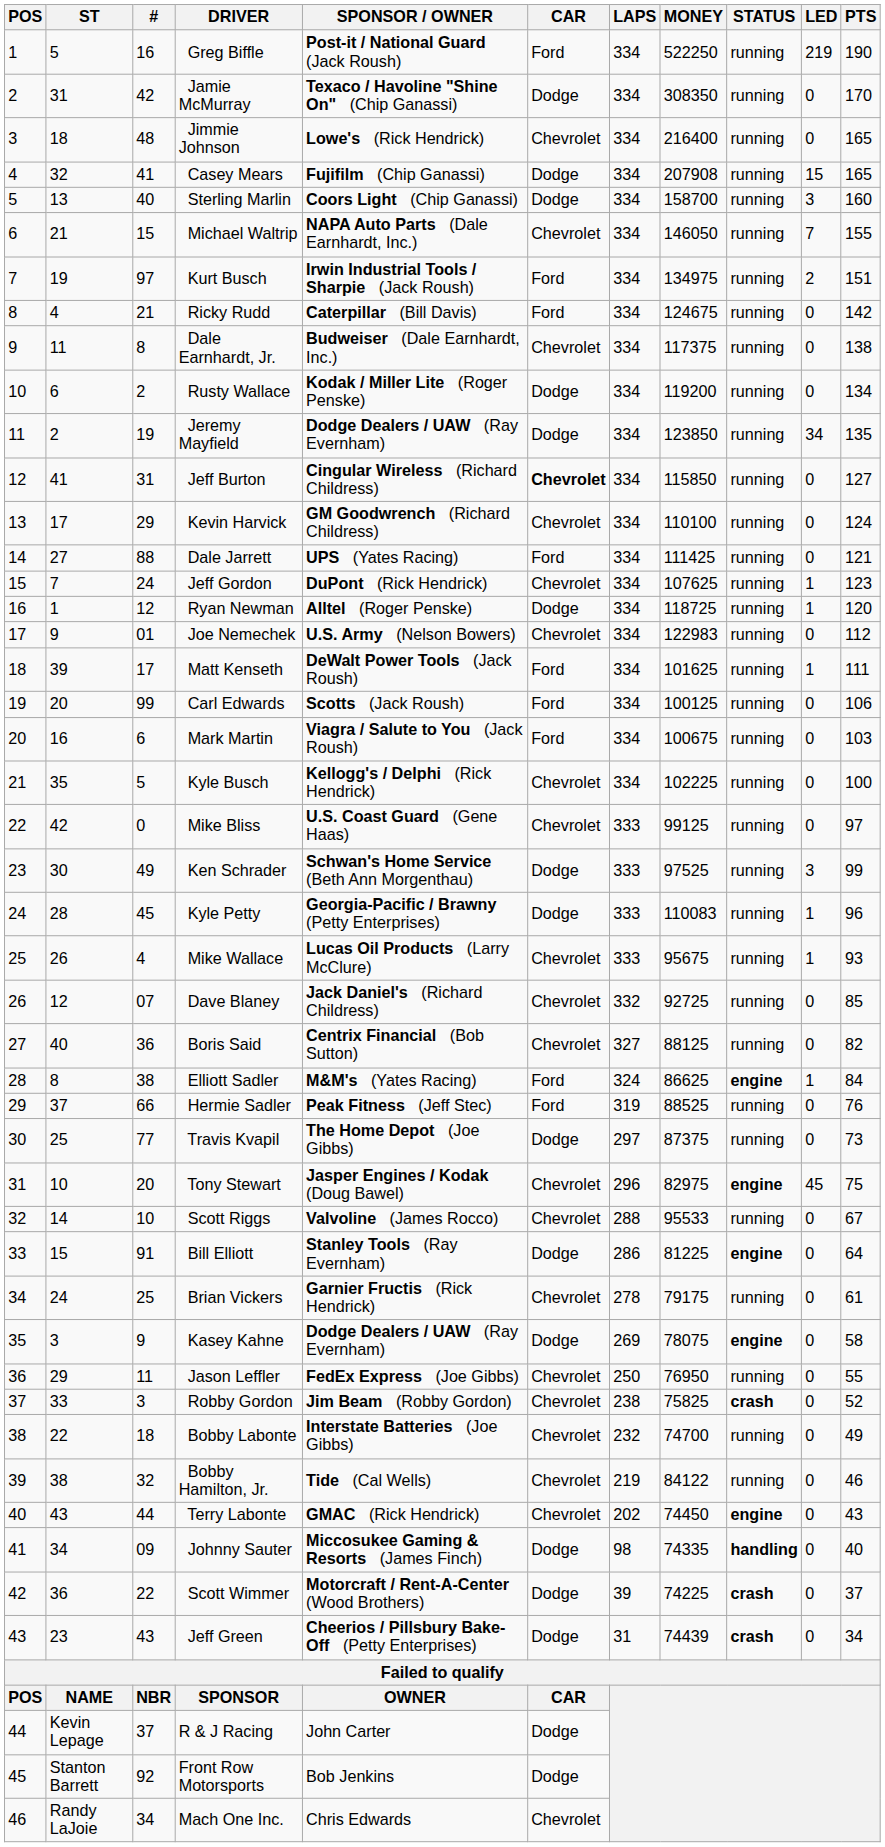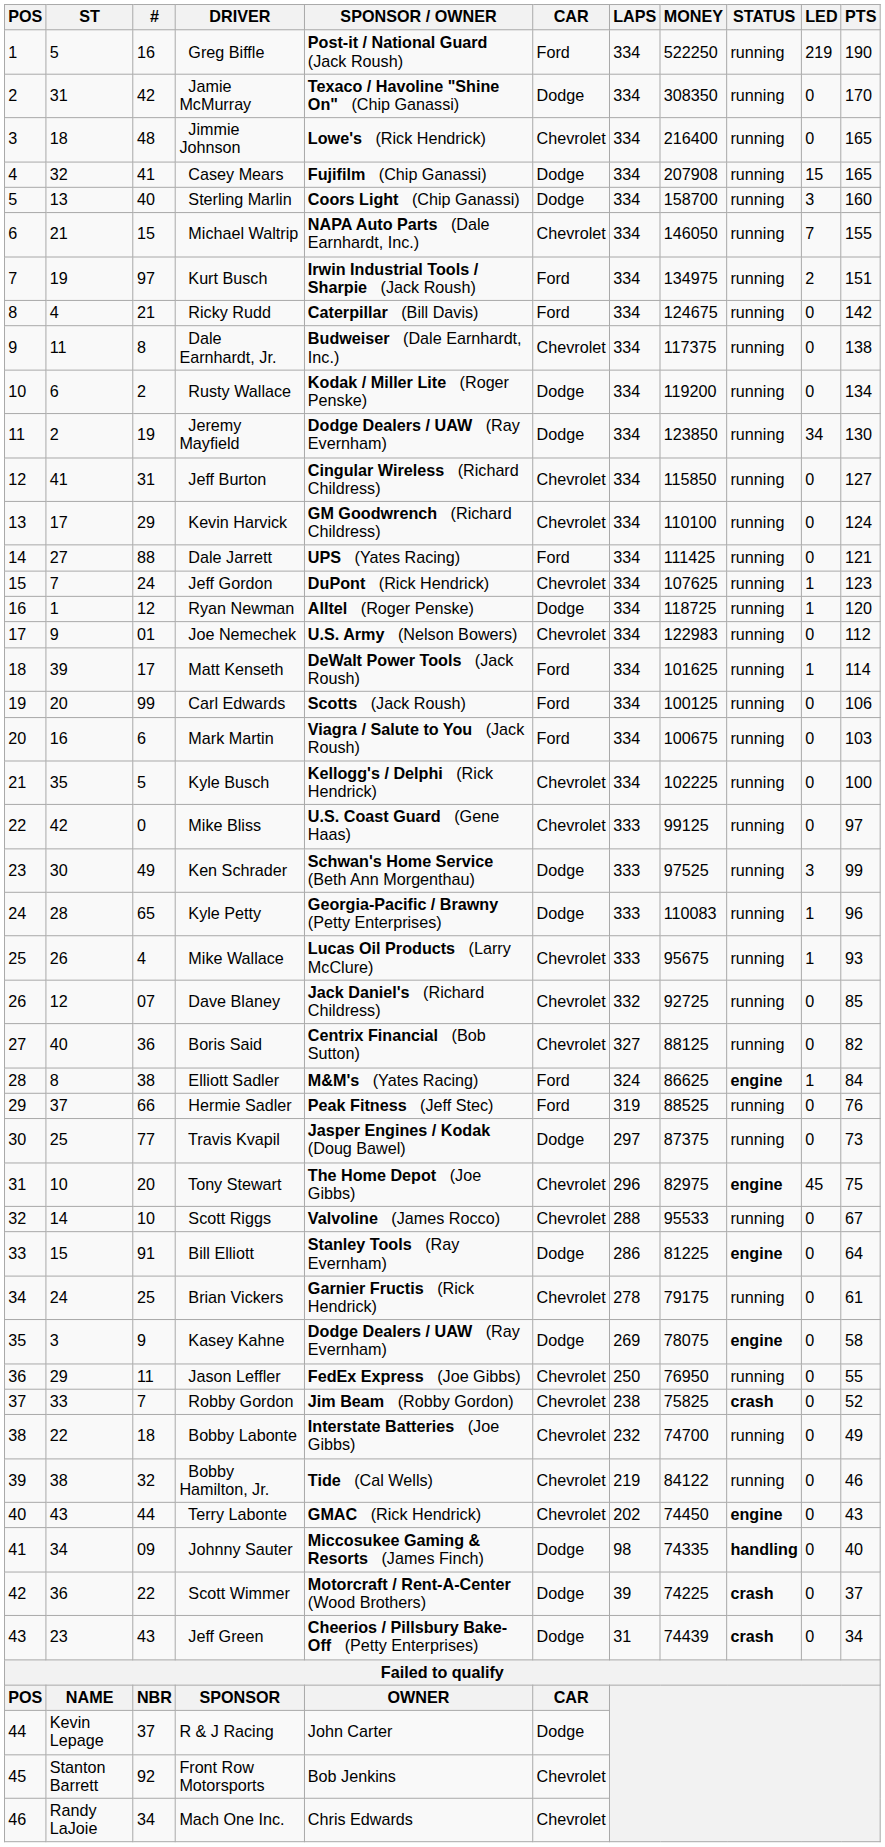(858, 435) 135 -> (858, 435) 130
(568, 479) bold -> (571, 479) normal
(857, 669) 111 -> (858, 669) 114
(145, 914) 45 -> (146, 914) 65
(393, 1140) The Home Depot (Joe Gibbs) -> (403, 1140) Jasper Engines / Kodak (Doug Bawel)
(402, 1184) Jasper Engines / Kodak (Doug Bawel) -> (394, 1184) The Home Depot (Joe Gibbs)
(141, 1401) 3 -> (141, 1401) 7
(555, 1776) Dodge -> (571, 1776) Chevrolet
